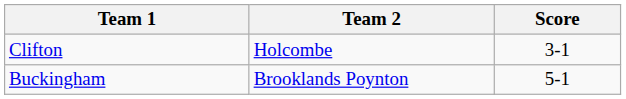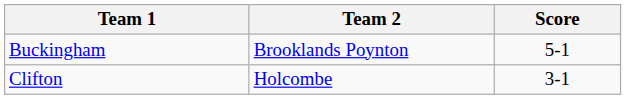rows swapped: (57, 79) <-> (36, 49)
